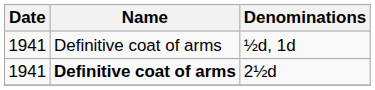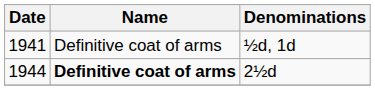(27, 71) 1941 -> (27, 71) 1944
